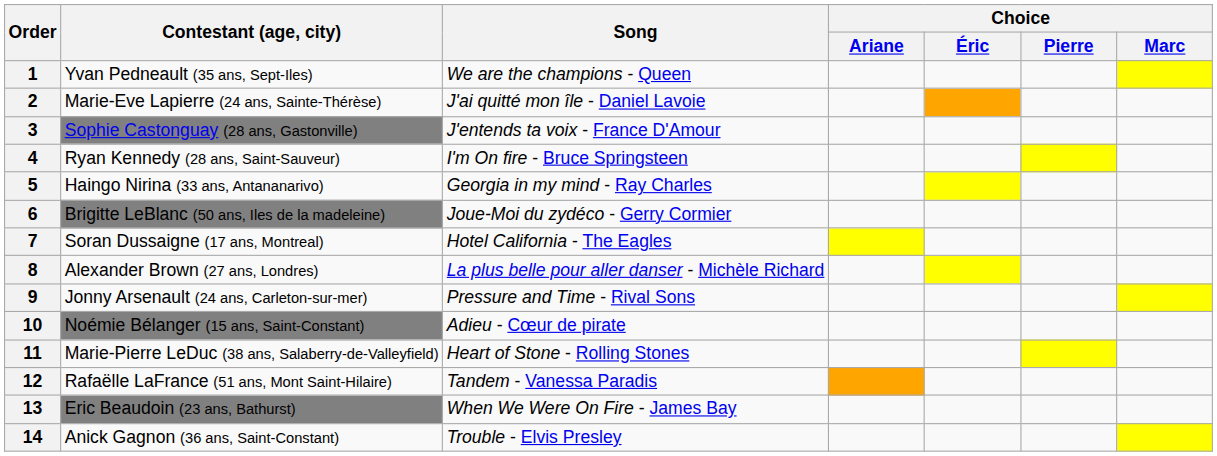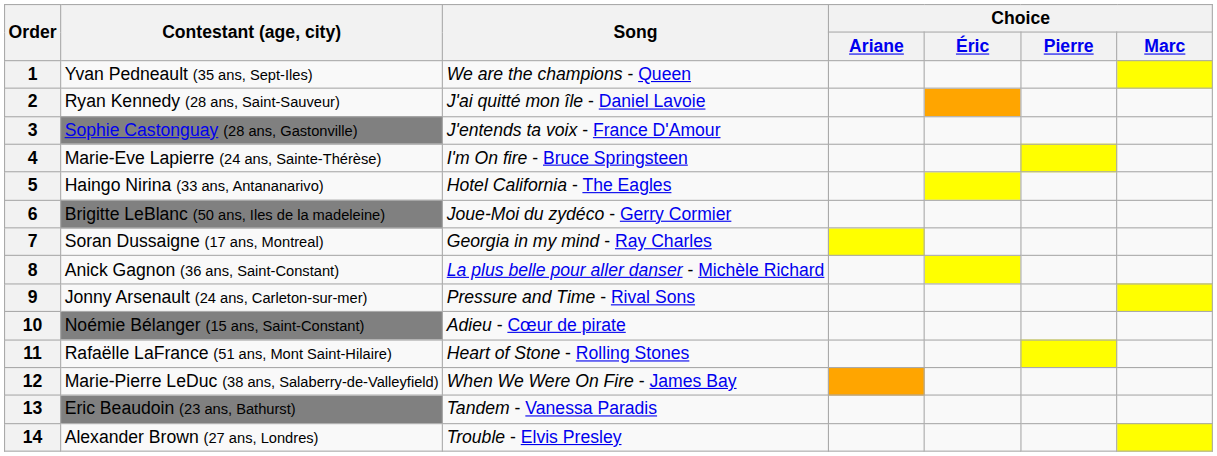(223, 102) Marie-Eve Lapierre (24 ans, Sainte-Thérèse) -> (202, 102) Ryan Kennedy (28 ans, Saint-Sauveur)
(202, 158) Ryan Kennedy (28 ans, Saint-Sauveur) -> (223, 158) Marie-Eve Lapierre (24 ans, Sainte-Thérèse)
(579, 185) Georgia in my mind - Ray Charles -> (559, 185) Hotel California - The Eagles
(559, 241) Hotel California - The Eagles -> (579, 241) Georgia in my mind - Ray Charles
(192, 269) Alexander Brown (27 ans, Londres) -> (202, 269) Anick Gagnon (36 ans, Saint-Constant)
(252, 353) Marie-Pierre LeDuc (38 ans, Salaberry-de-Valleyfield) -> (228, 353) Rafaëlle LaFrance (51 ans, Mont Saint-Hilaire)
(228, 381) Rafaëlle LaFrance (51 ans, Mont Saint-Hilaire) -> (252, 381) Marie-Pierre LeDuc (38 ans, Salaberry-de-Valleyfield)
(552, 381) Tandem - Vanessa Paradis -> (592, 381) When We Were On Fire - James Bay
(592, 409) When We Were On Fire - James Bay -> (552, 409) Tandem - Vanessa Paradis
(202, 437) Anick Gagnon (36 ans, Saint-Constant) -> (192, 437) Alexander Brown (27 ans, Londres)
